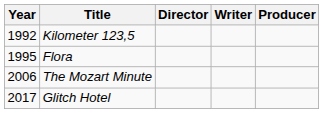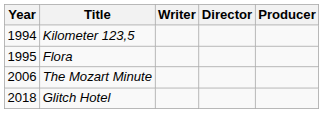columns swapped: (183, 14) <-> (233, 14)
(22, 35) 1992 -> (22, 35) 1994
(22, 98) 2017 -> (22, 98) 2018
